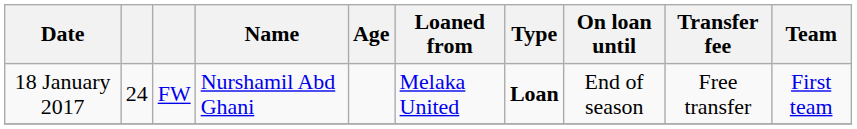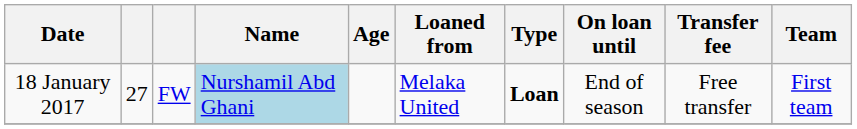(137, 93) 24 -> (137, 93) 27
(268, 93) no background -> (268, 93) lightblue background
